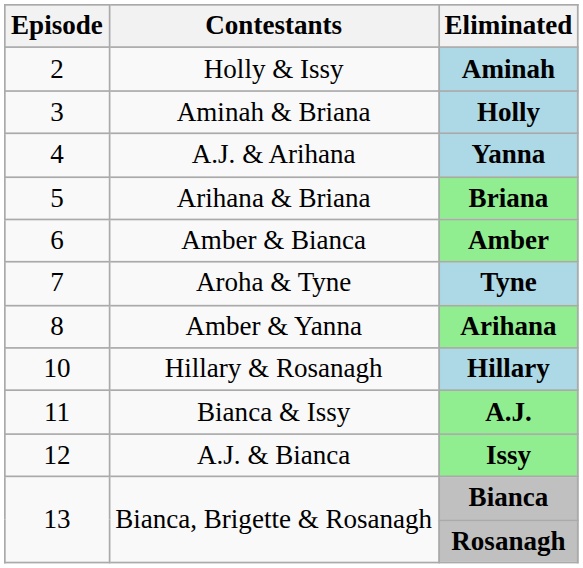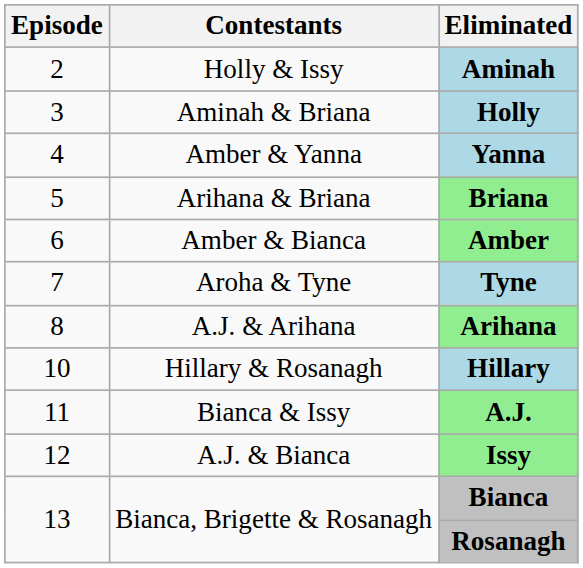(274, 154) A.J. & Arihana -> (274, 154) Amber & Yanna
(274, 326) Amber & Yanna -> (274, 326) A.J. & Arihana
